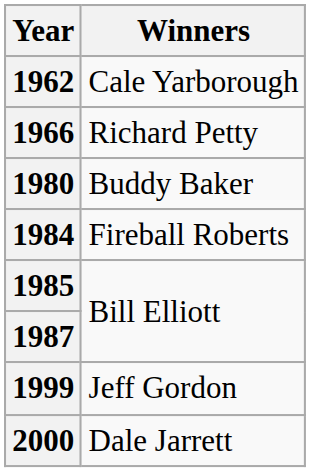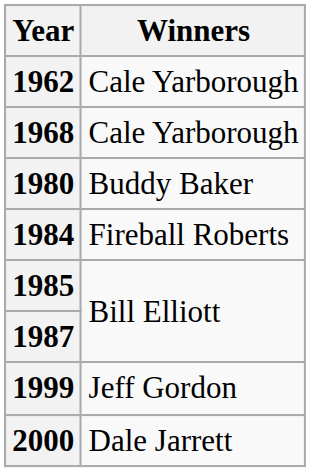- row: (43, 132)
+ row: (43, 132)
